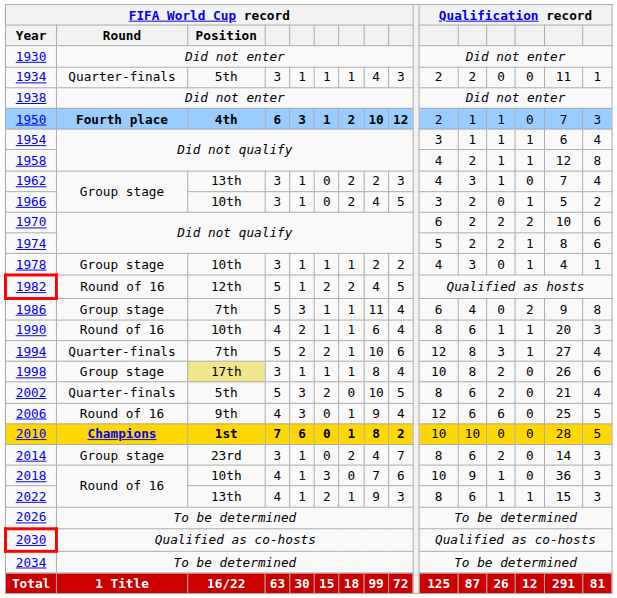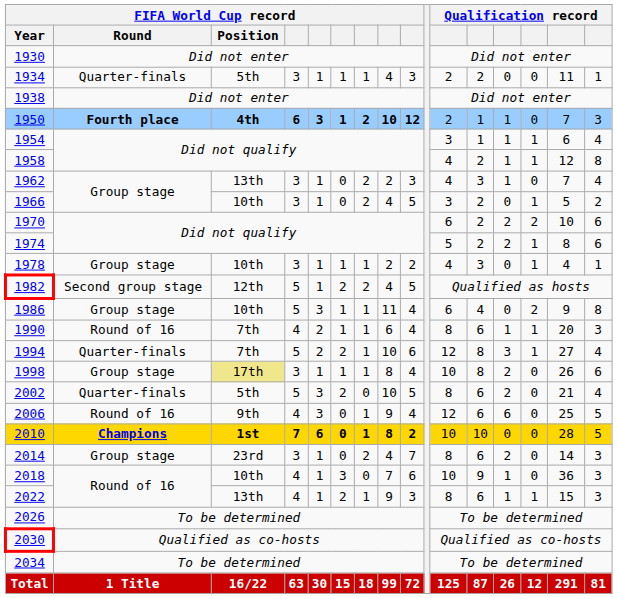(123, 287) Round of 16 -> (133, 287) Second group stage
(226, 309) 7th -> (248, 309) 10th
(226, 330) 10th -> (248, 330) 7th
